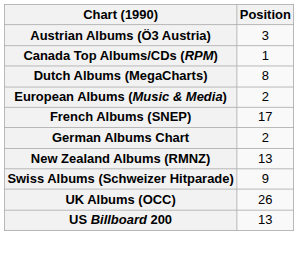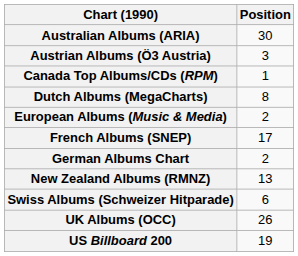+ row: (121, 35)
(265, 179) 9 -> (265, 199) 6
(265, 220) 13 -> (265, 240) 19
